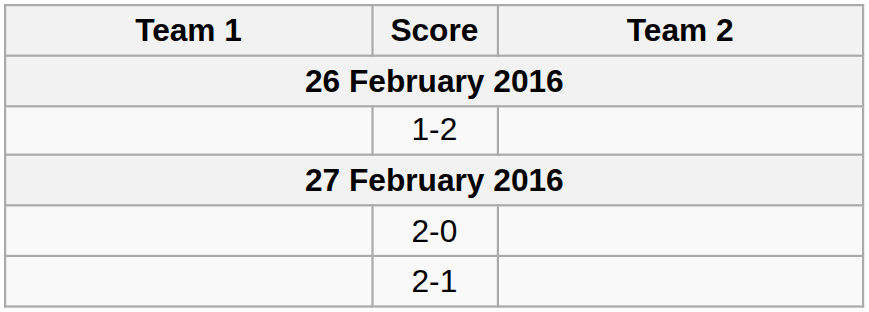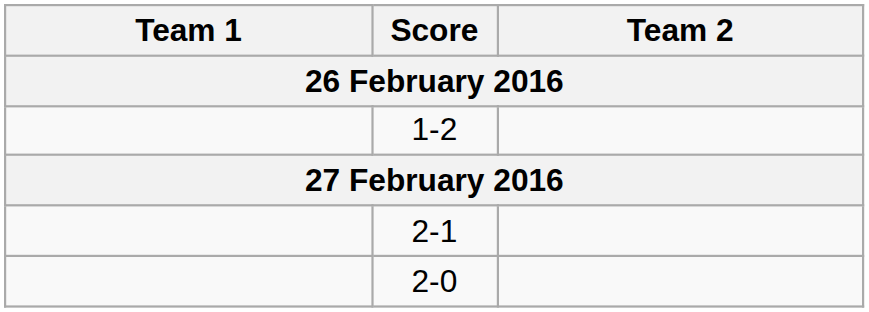rows swapped: (434, 281) <-> (434, 231)
